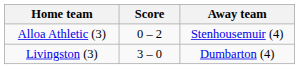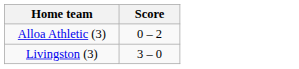- column: (237, 14)
